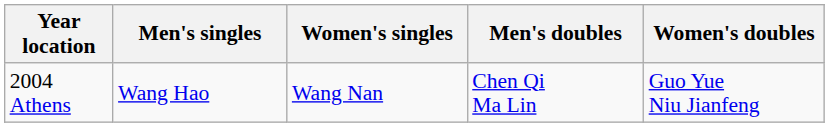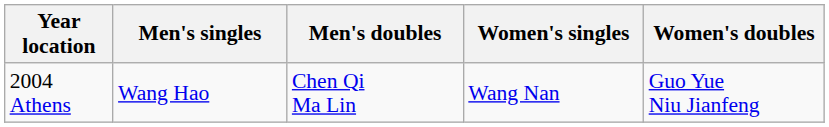columns swapped: (377, 33) <-> (555, 33)
